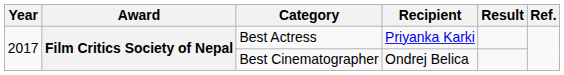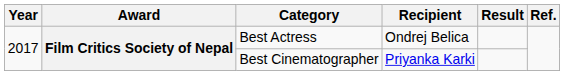(430, 37) Priyanka Karki -> (427, 37) Ondrej Belica
(427, 59) Ondrej Belica -> (430, 59) Priyanka Karki
